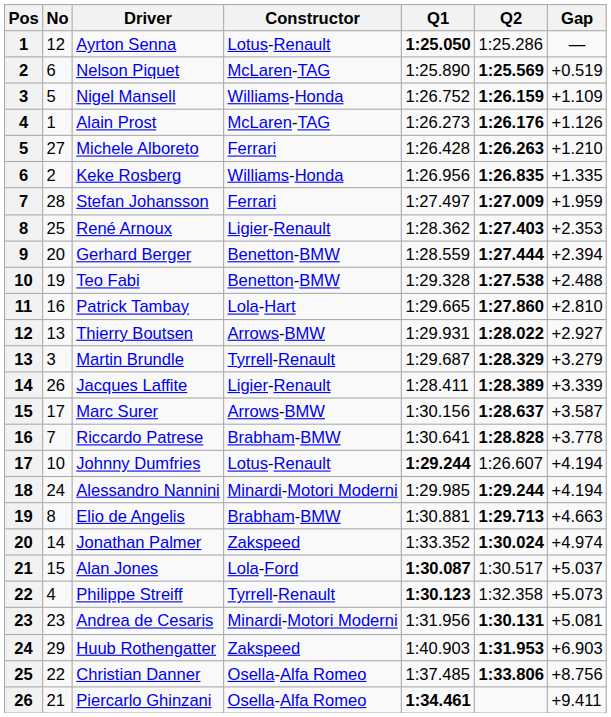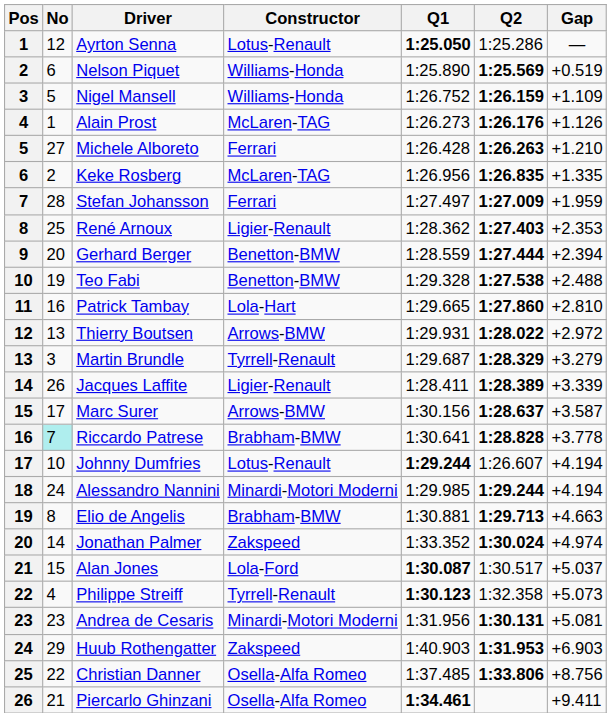(279, 70) McLaren-TAG -> (285, 70) Williams-Honda
(285, 175) Williams-Honda -> (279, 175) McLaren-TAG
(577, 333) +2.927 -> (577, 333) +2.972
(51, 437) no background -> (51, 437) paleturquoise background
